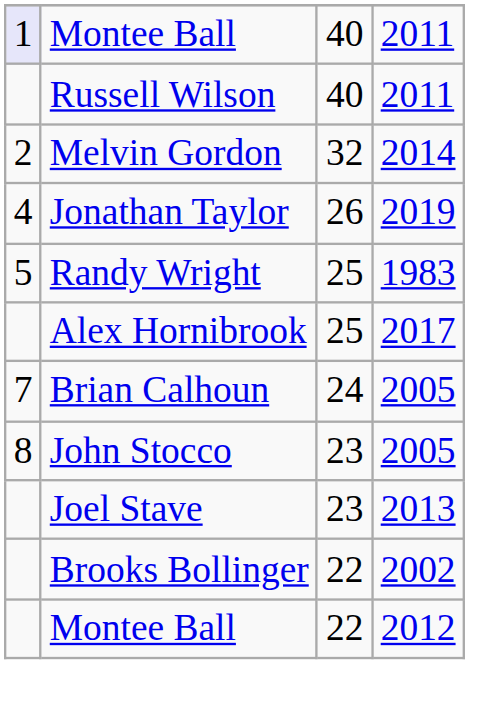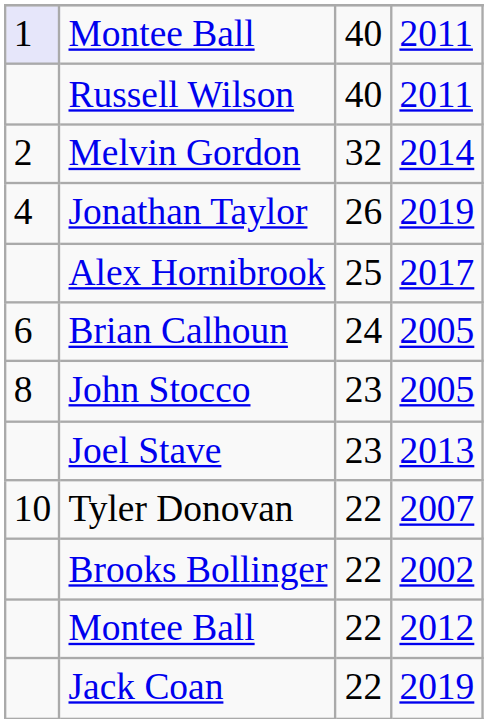- row: (155, 271)
(23, 390) 7 -> (23, 331) 6
+ row: (181, 509)
+ row: (146, 687)
